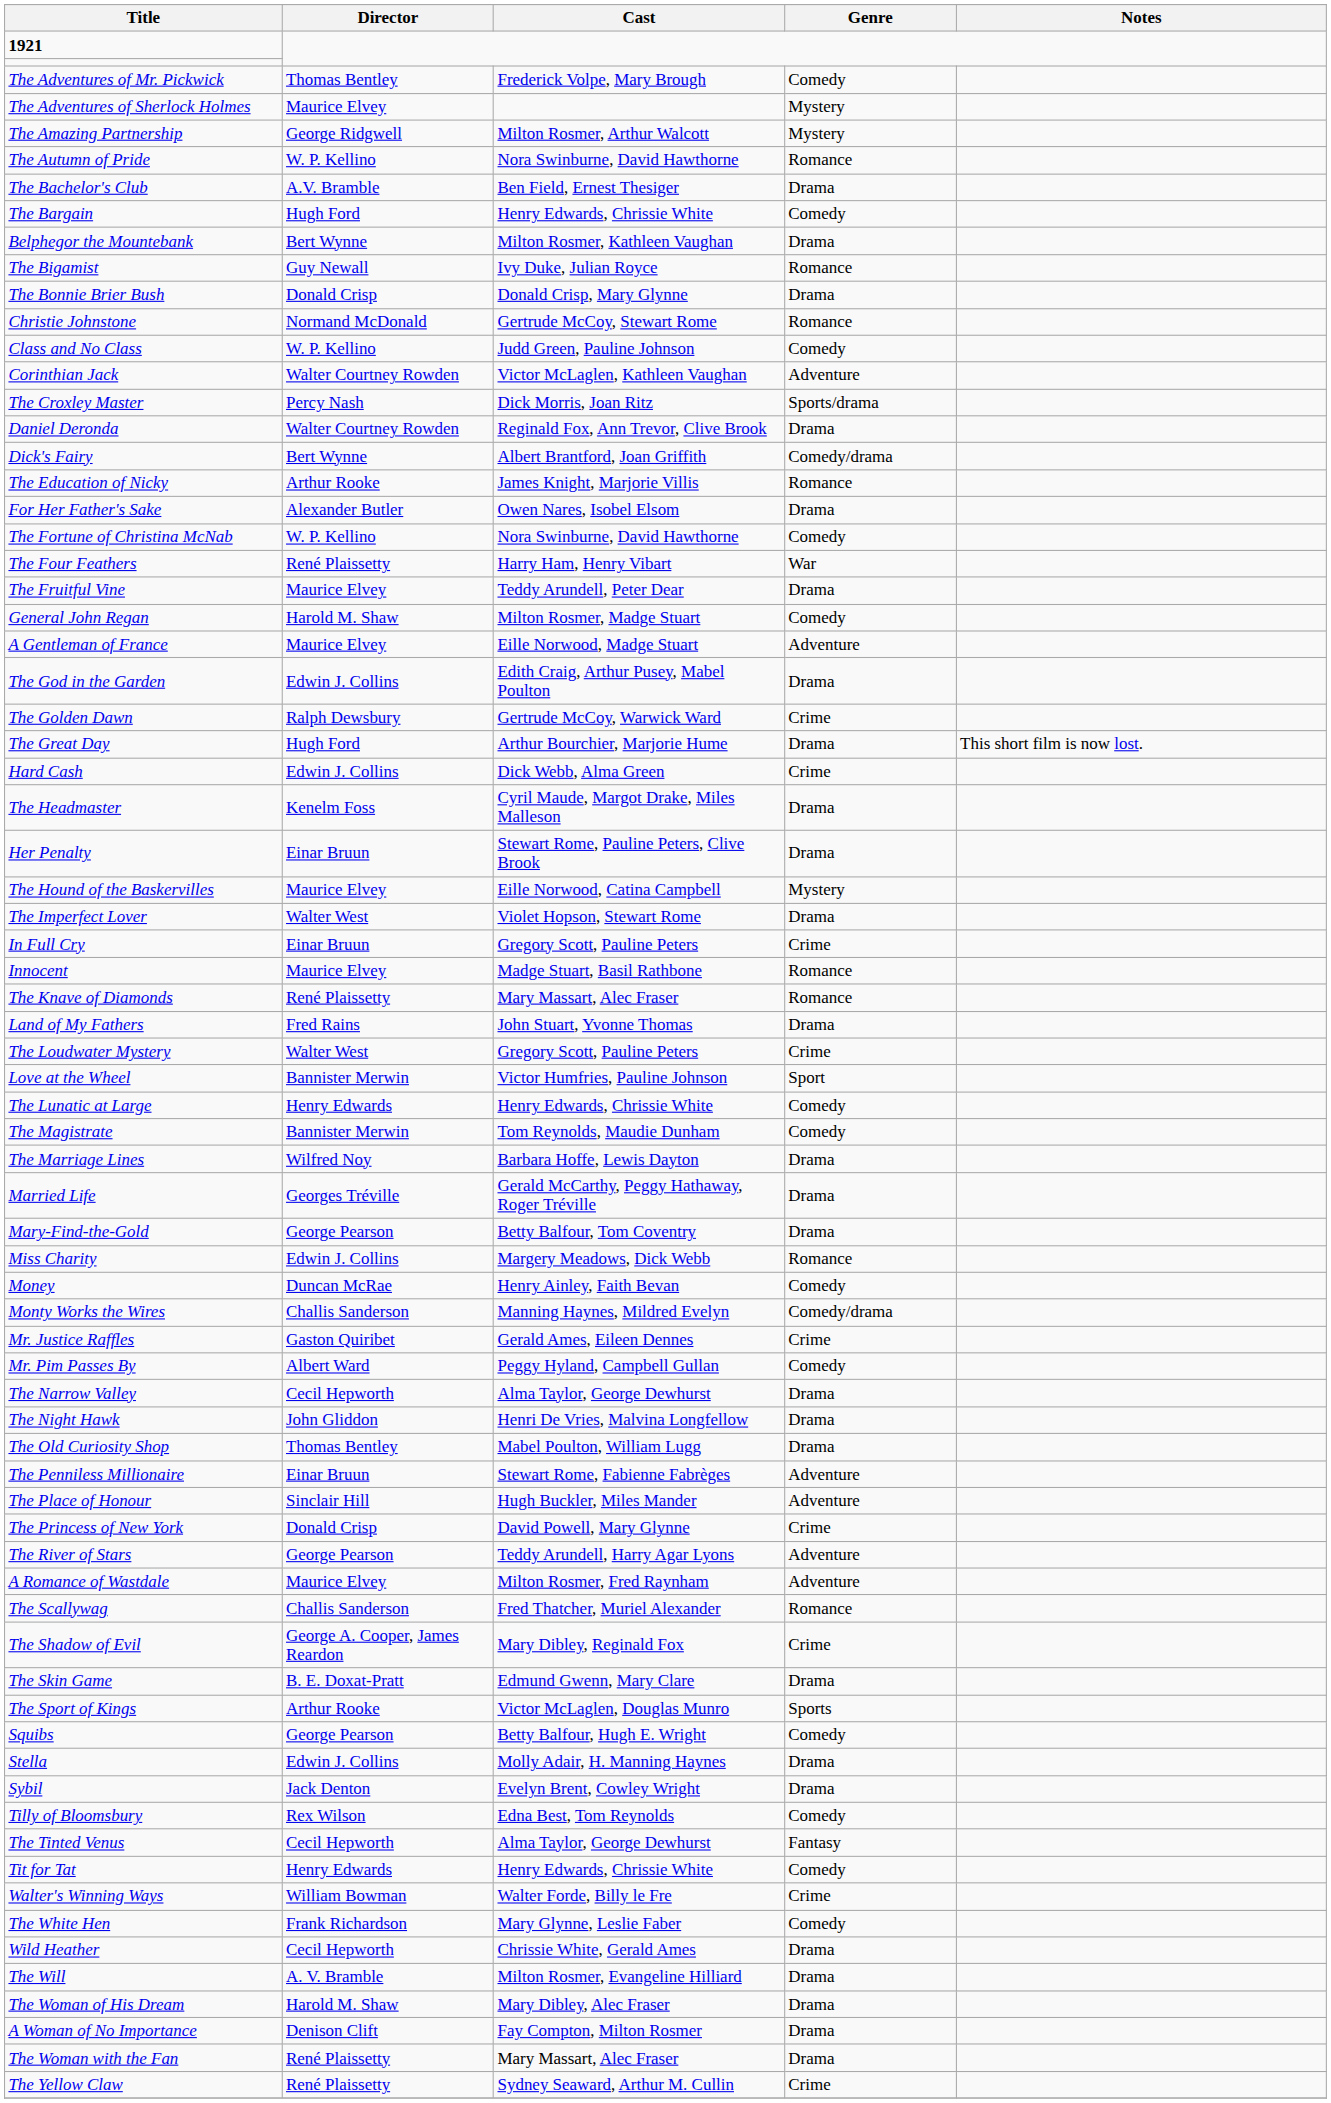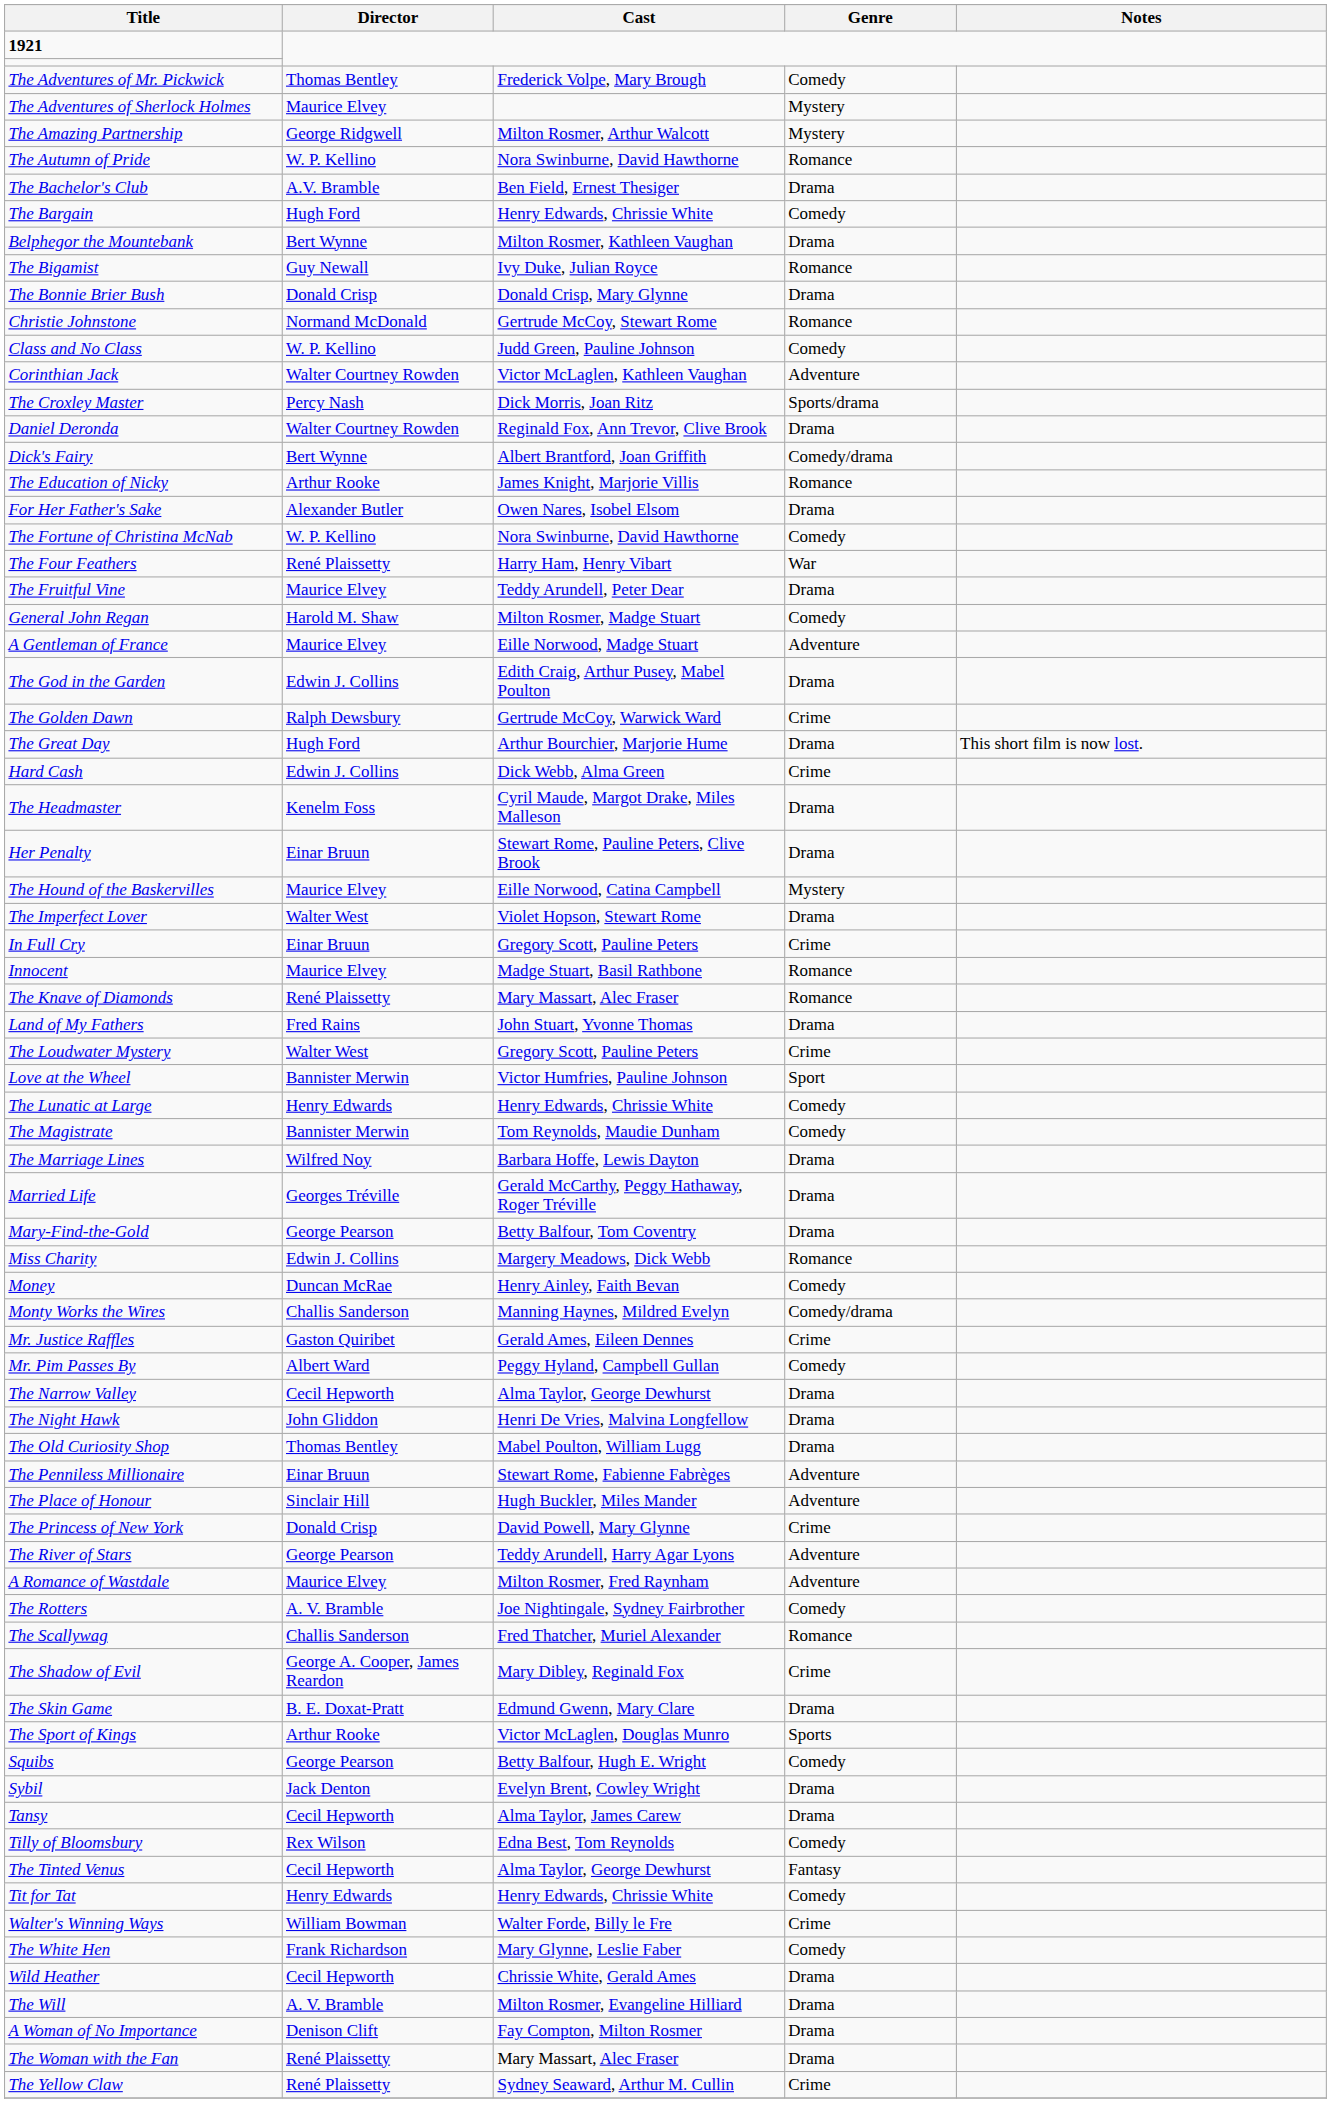+ row: (48, 1608)
- row: (28, 1761)
+ row: (28, 1815)
- row: (96, 2003)
